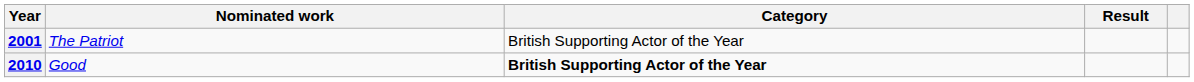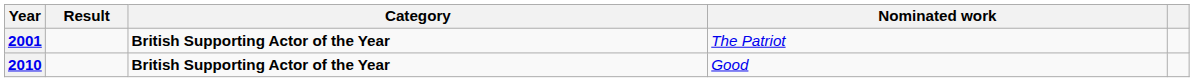columns swapped: (275, 16) <-> (1126, 16)
(626, 40) normal -> (261, 40) bold
